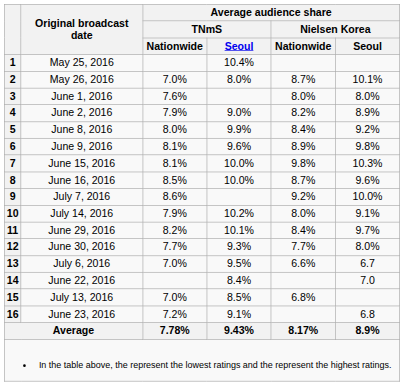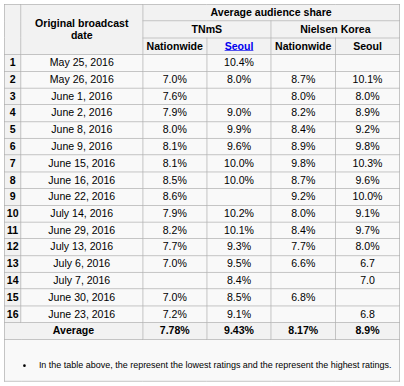(82, 197) July 7, 2016 -> (82, 197) June 22, 2016
(82, 247) June 30, 2016 -> (82, 247) July 13, 2016
(82, 280) June 22, 2016 -> (82, 280) July 7, 2016
(82, 297) July 13, 2016 -> (82, 297) June 30, 2016
